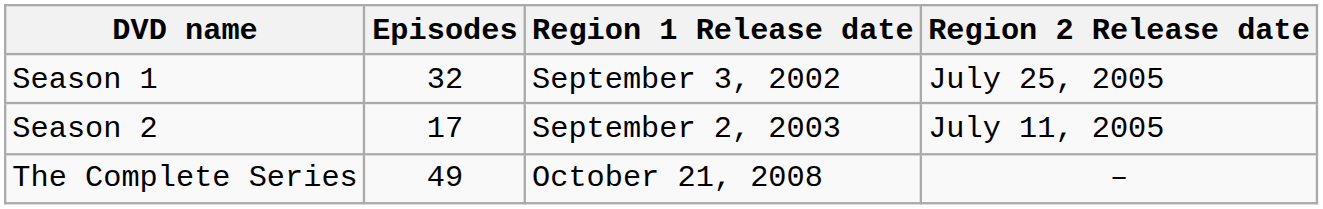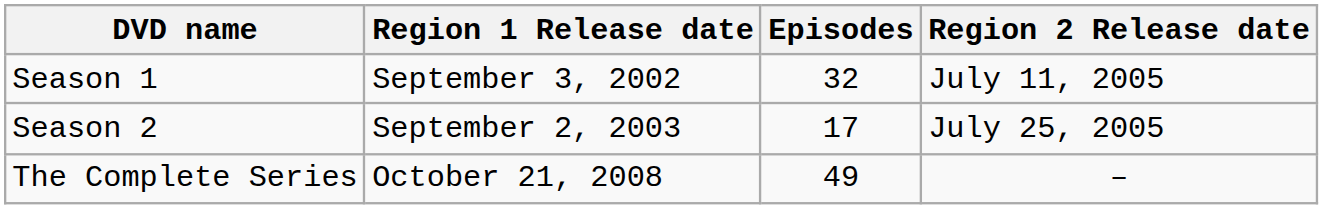columns swapped: (445, 30) <-> (723, 30)
(1046, 79) July 25, 2005 -> (1046, 79) July 11, 2005
(1046, 129) July 11, 2005 -> (1046, 129) July 25, 2005
